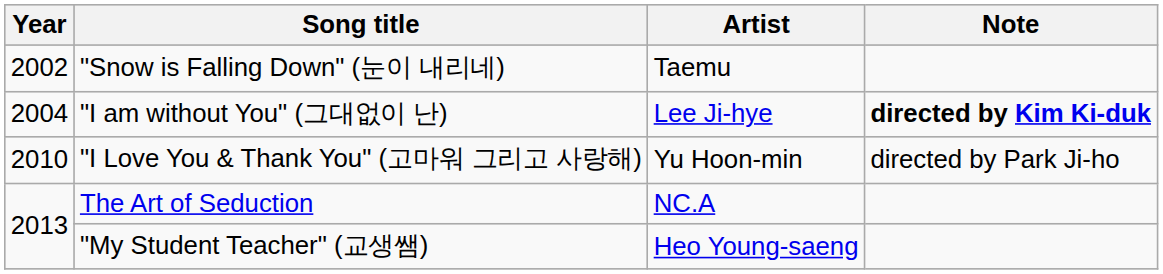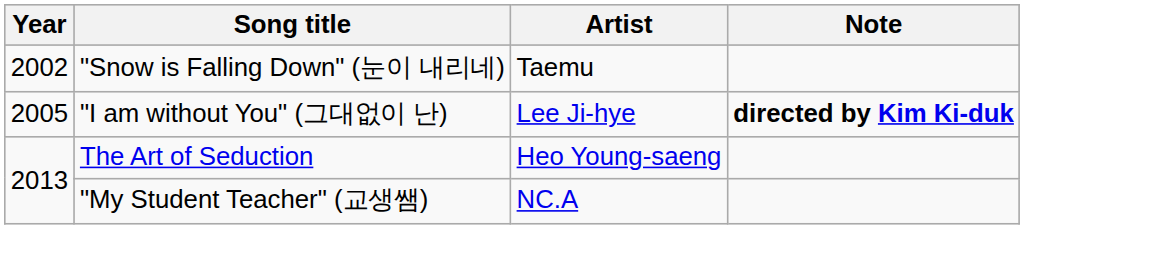(39, 113) 2004 -> (39, 113) 2005
- row: (361, 158)
(684, 202) NC.A -> (619, 157) Heo Young-saeng
(756, 246) Heo Young-saeng -> (547, 200) NC.A
